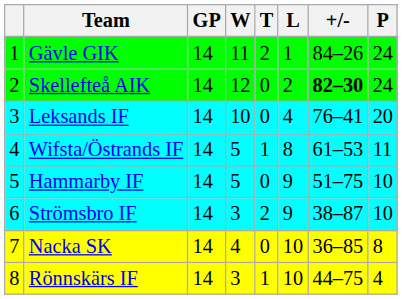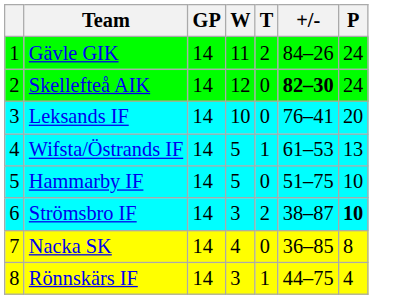- column: (293, 20)
(382, 149) 11 -> (353, 149) 13
(383, 213) normal -> (353, 213) bold
